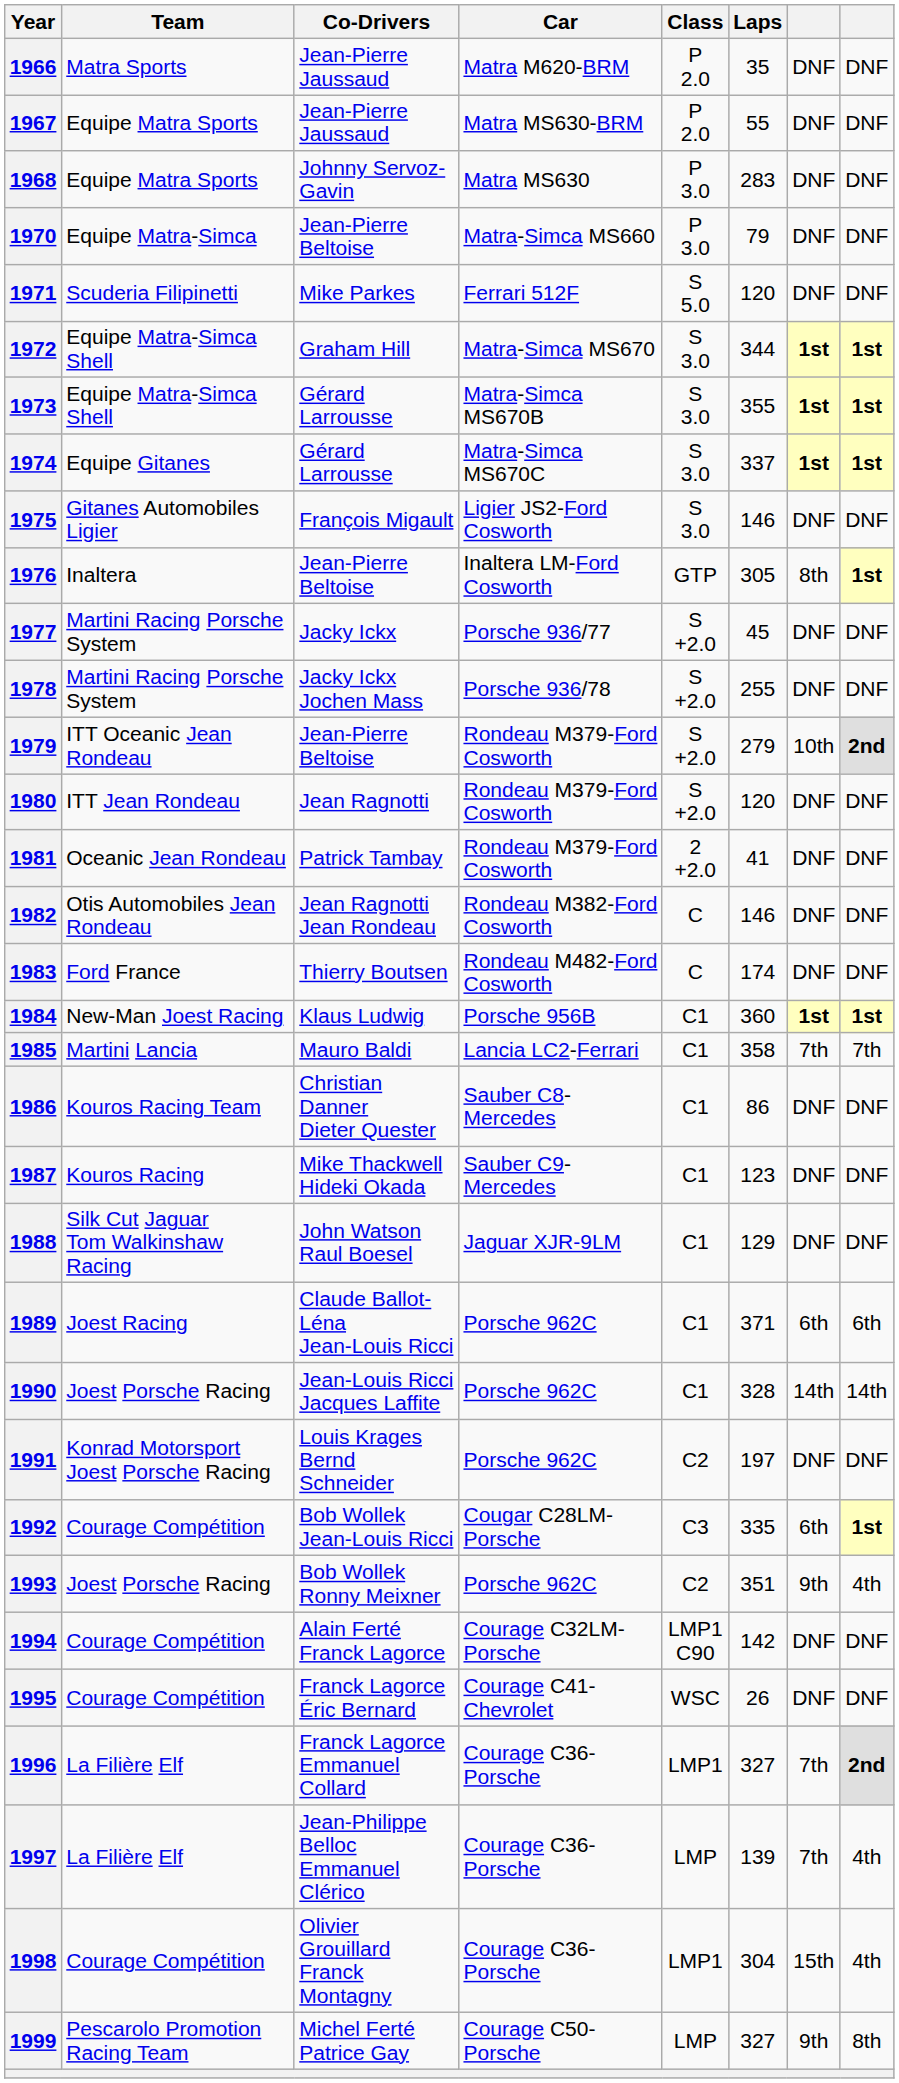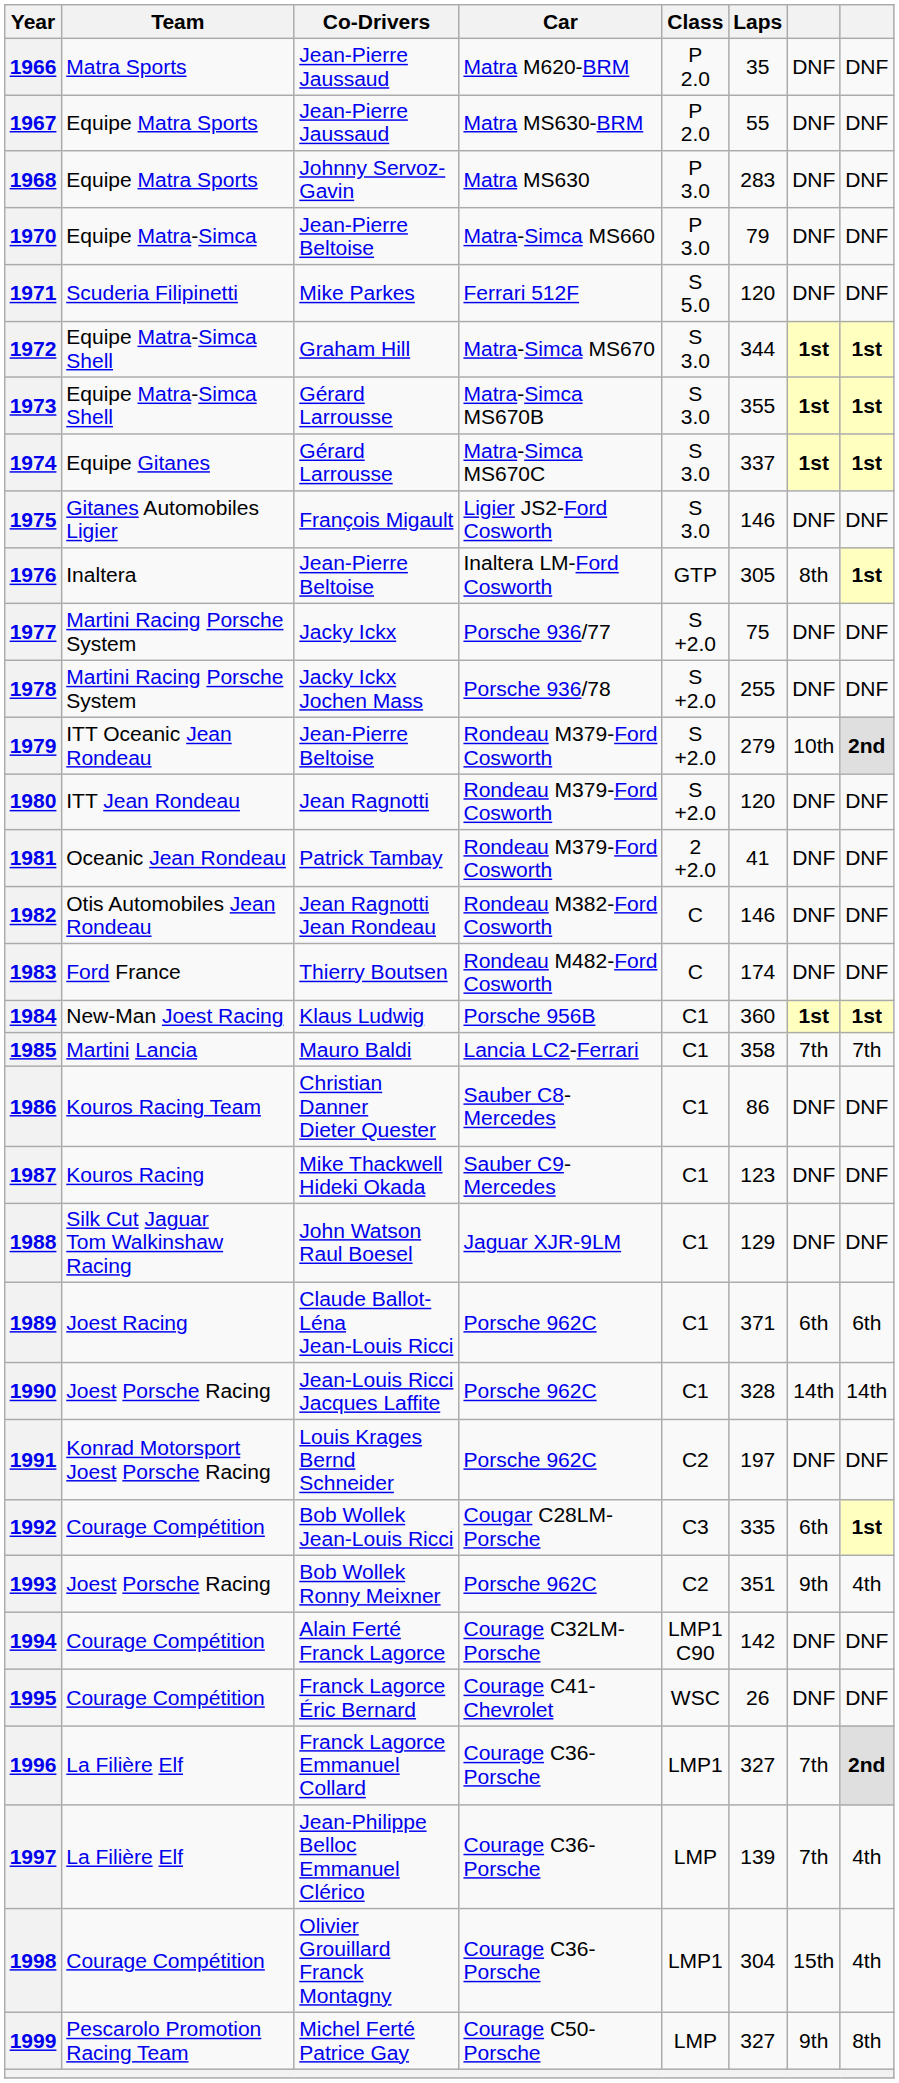(758, 632) 45 -> (758, 632) 75
